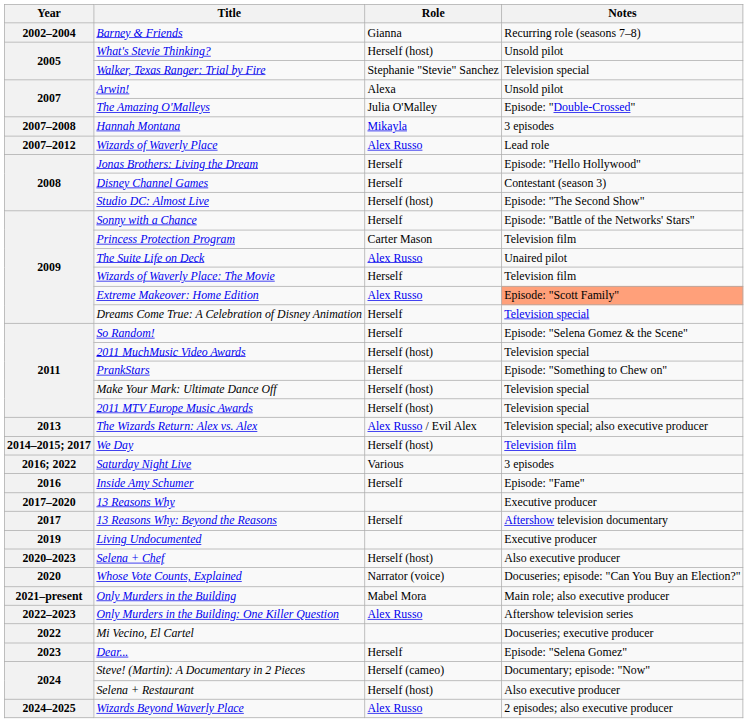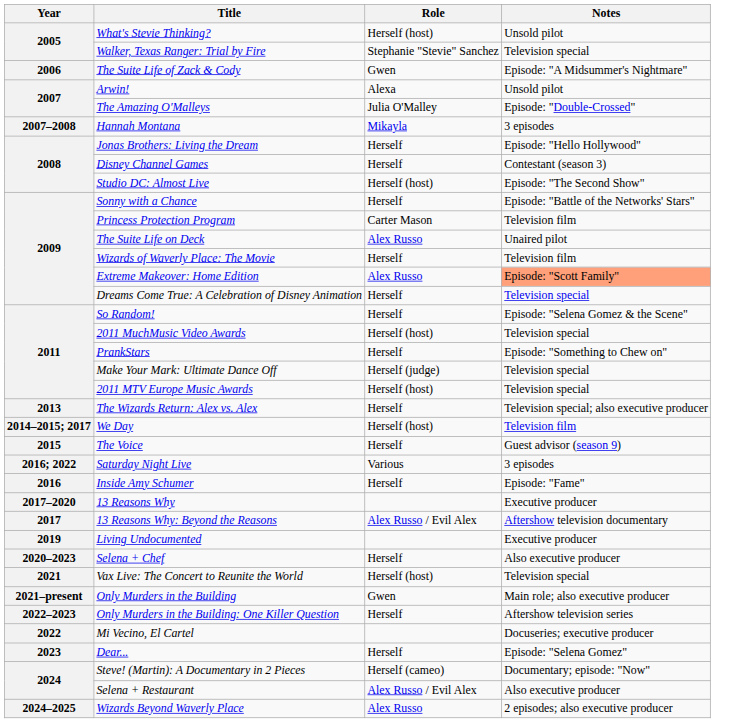- row: (139, 32)
+ row: (168, 70)
- row: (157, 145)
(400, 389) Herself (host) -> (404, 370) Herself (judge)
(422, 426) Alex Russo / Evil Alex -> (385, 408) Herself
+ row: (120, 445)
(385, 520) Herself -> (422, 520) Alex Russo / Evil Alex
(400, 558) Herself (host) -> (385, 558) Herself
- row: (169, 577)
+ row: (200, 577)
(397, 595) Mabel Mora -> (382, 595) Gwen
(395, 614) Alex Russo -> (385, 614) Herself
(400, 689) Herself (host) -> (422, 689) Alex Russo / Evil Alex
